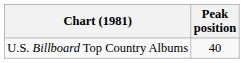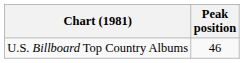(215, 48) 40 -> (215, 48) 46
